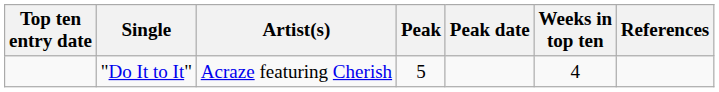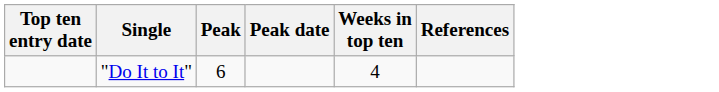- column: (296, 30)
(421, 71) 5 -> (221, 71) 6
